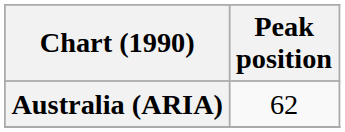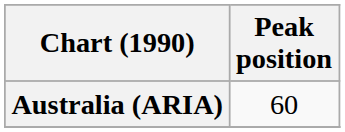(284, 103) 62 -> (284, 103) 60
